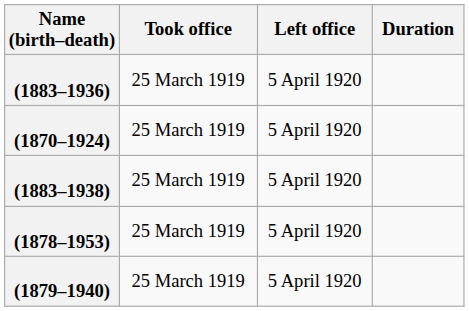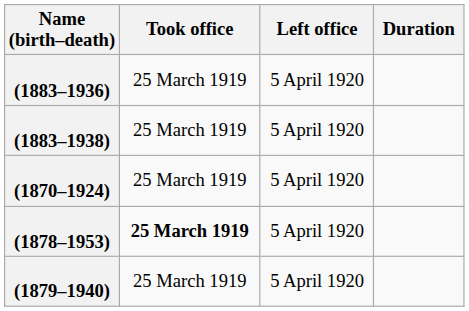rows swapped: (62, 191) <-> (62, 140)
(188, 230) normal -> (190, 230) bold
